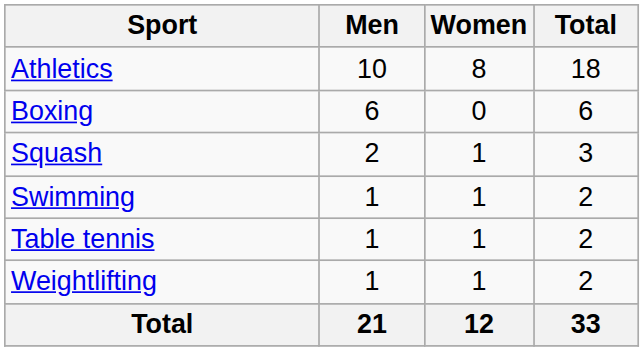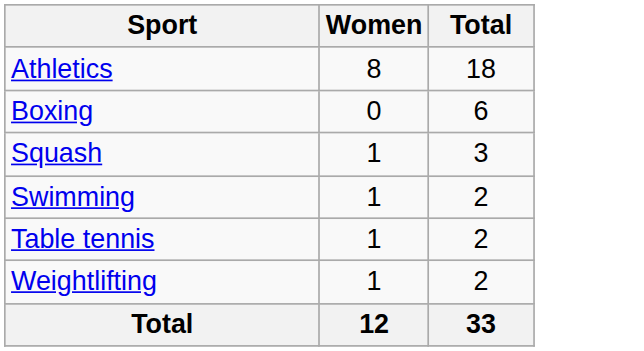- column: (372, 25)
